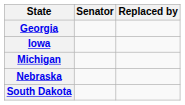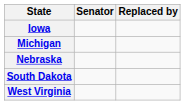- row: (39, 28)
+ row: (39, 92)
